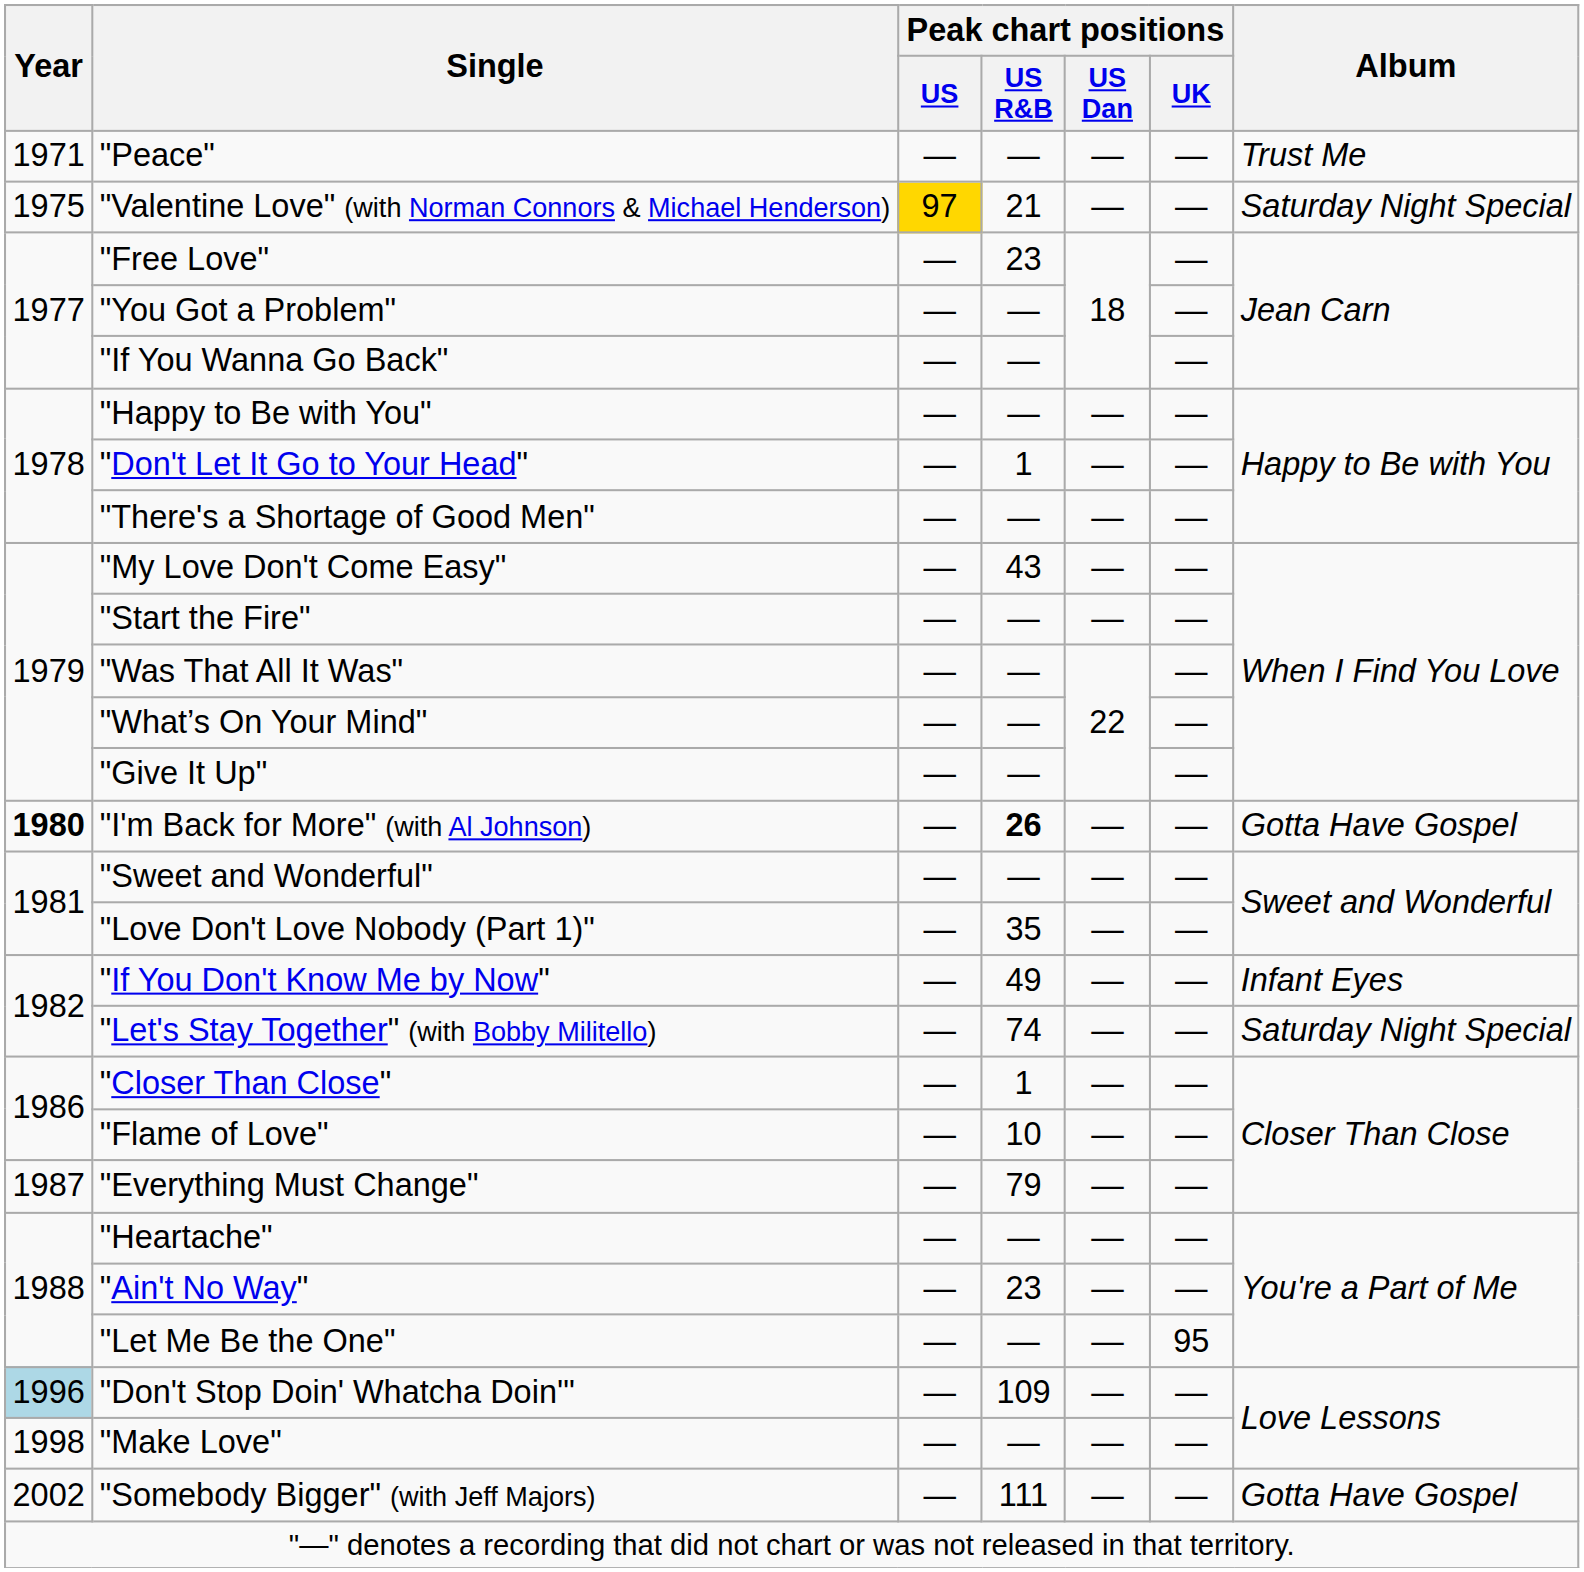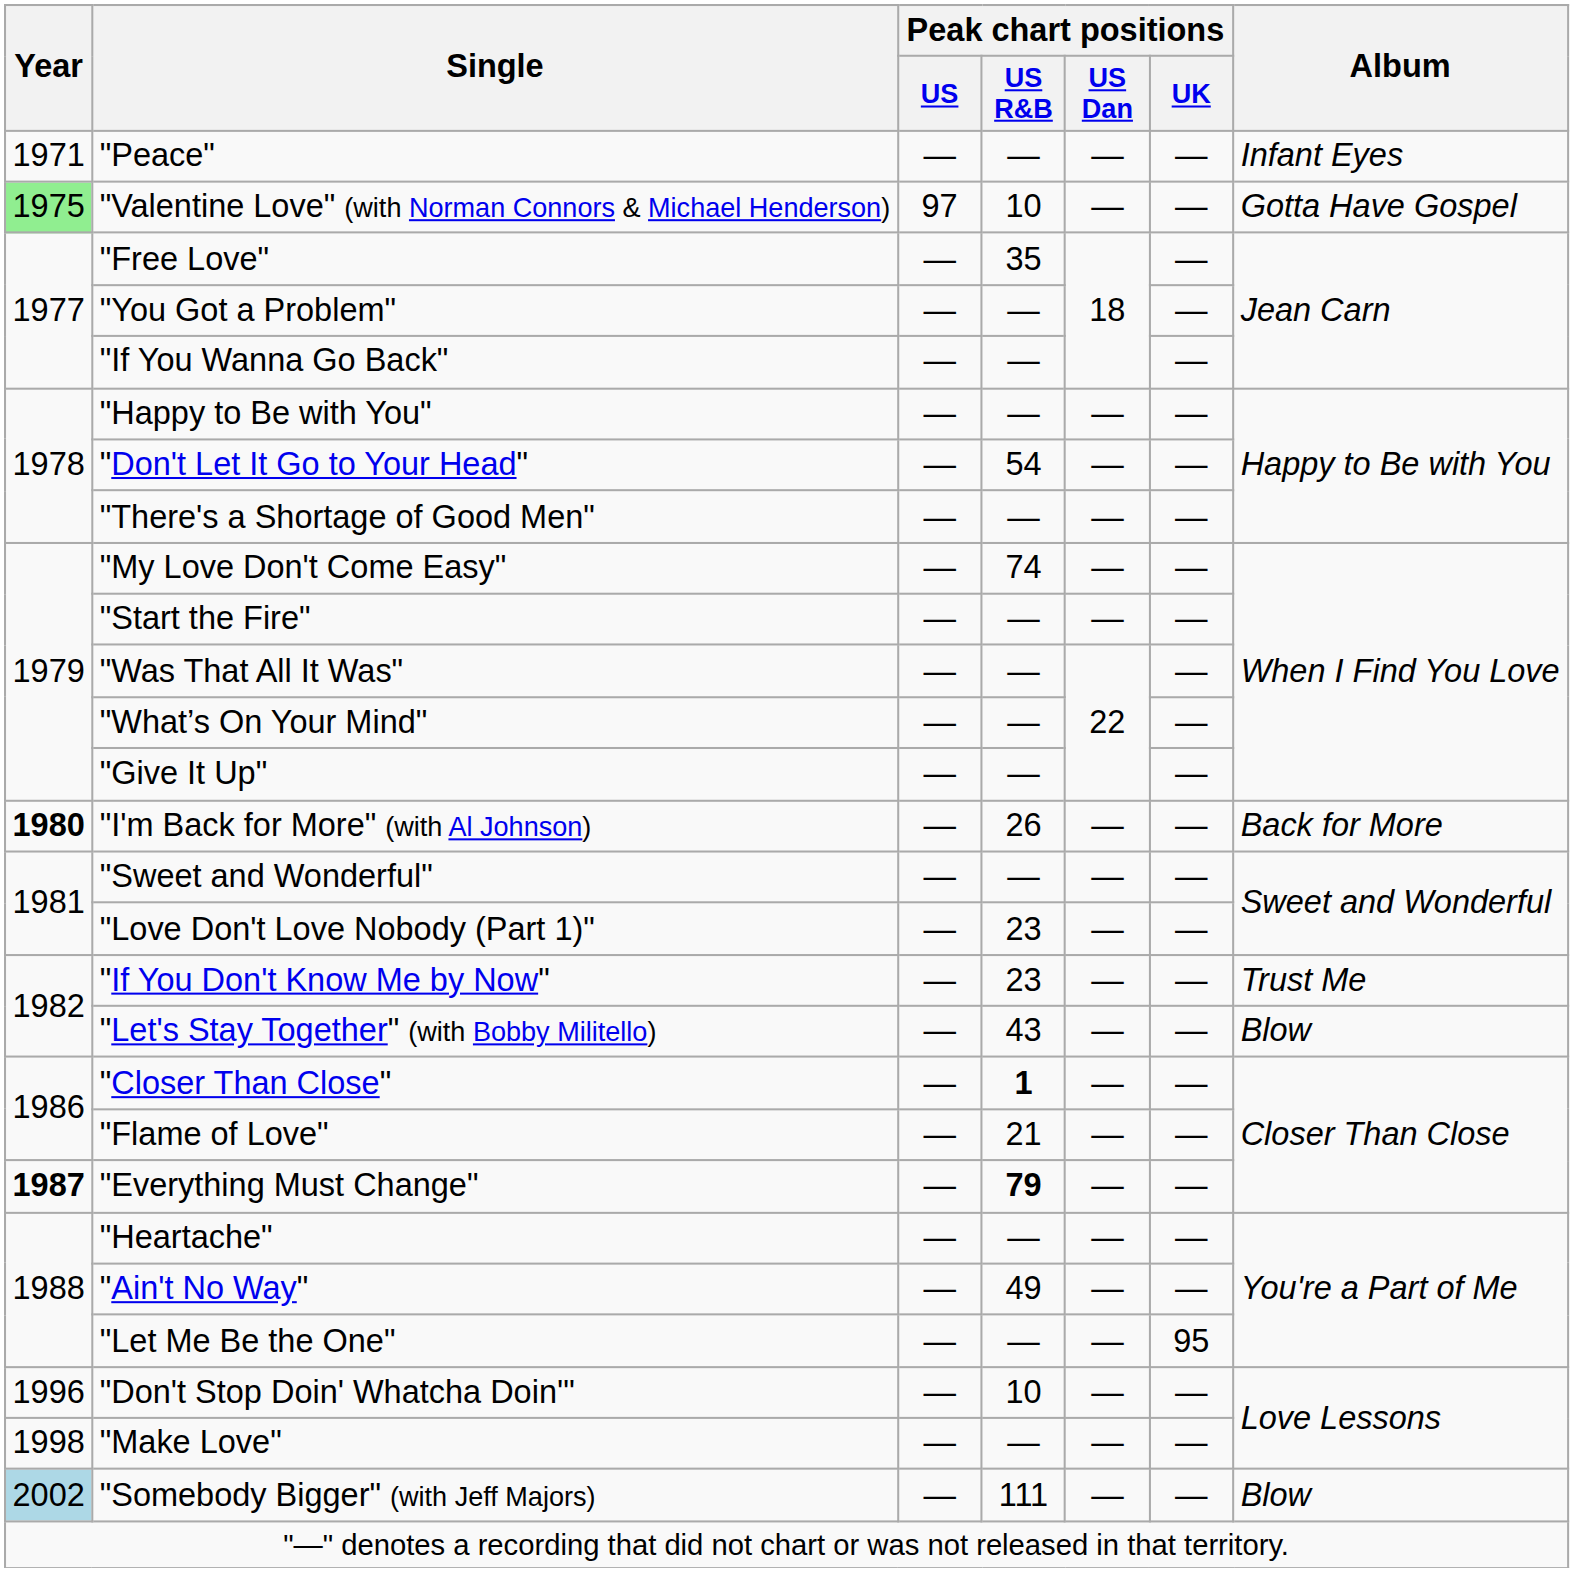(1304, 155) Trust Me -> (1322, 155) Infant Eyes
(49, 206) no background -> (49, 206) lightgreen background
(940, 206) gold background -> (940, 206) no background
(1023, 206) 21 -> (1023, 206) 10
(1406, 206) Saturday Night Special -> (1379, 206) Gotta Have Gospel
(1023, 258) 23 -> (1023, 258) 35
(1024, 464) 1 -> (1023, 464) 54
(1023, 567) 43 -> (1023, 567) 74
(1023, 825) bold -> (1023, 825) normal
(1379, 825) Gotta Have Gospel -> (1342, 825) Back for More
(1023, 928) 35 -> (1023, 928) 23
(1023, 979) 49 -> (1023, 979) 23
(1322, 979) Infant Eyes -> (1304, 979) Trust Me
(1023, 1031) 74 -> (1023, 1031) 43
(1406, 1031) Saturday Night Special -> (1276, 1031) Blow
(1024, 1082) normal -> (1024, 1082) bold
(1023, 1134) 10 -> (1023, 1134) 21
(49, 1185) normal -> (49, 1185) bold
(1023, 1185) normal -> (1023, 1185) bold
(1023, 1288) 23 -> (1023, 1288) 49
(49, 1391) lightblue background -> (49, 1391) no background
(1023, 1391) 109 -> (1023, 1391) 10
(49, 1494) no background -> (49, 1494) lightblue background
(1379, 1494) Gotta Have Gospel -> (1276, 1494) Blow
